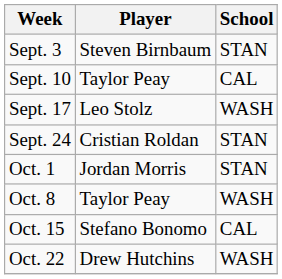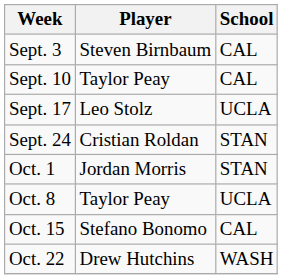(244, 49) STAN -> (239, 49) CAL
(247, 109) WASH -> (246, 109) UCLA
(247, 199) WASH -> (246, 199) UCLA
